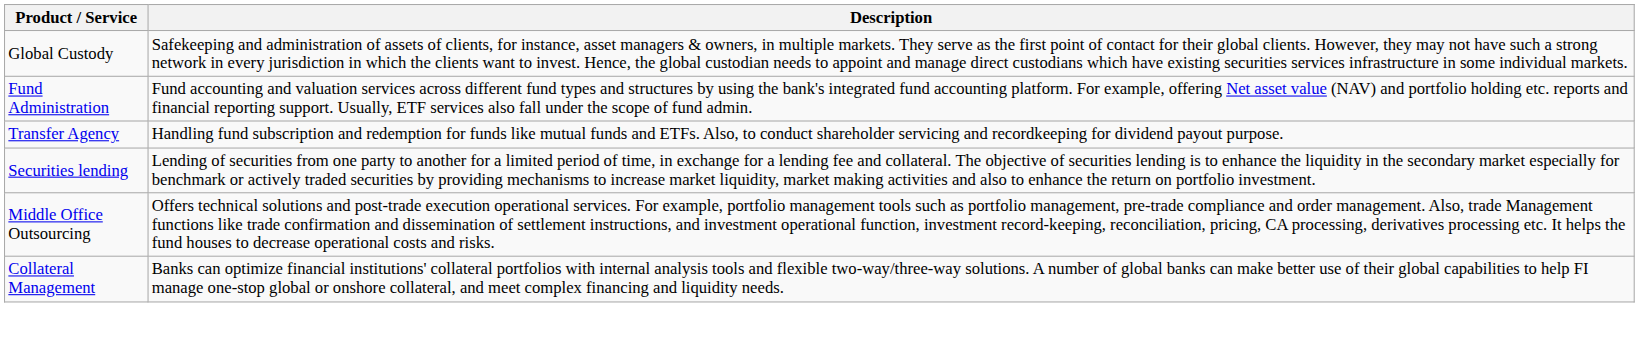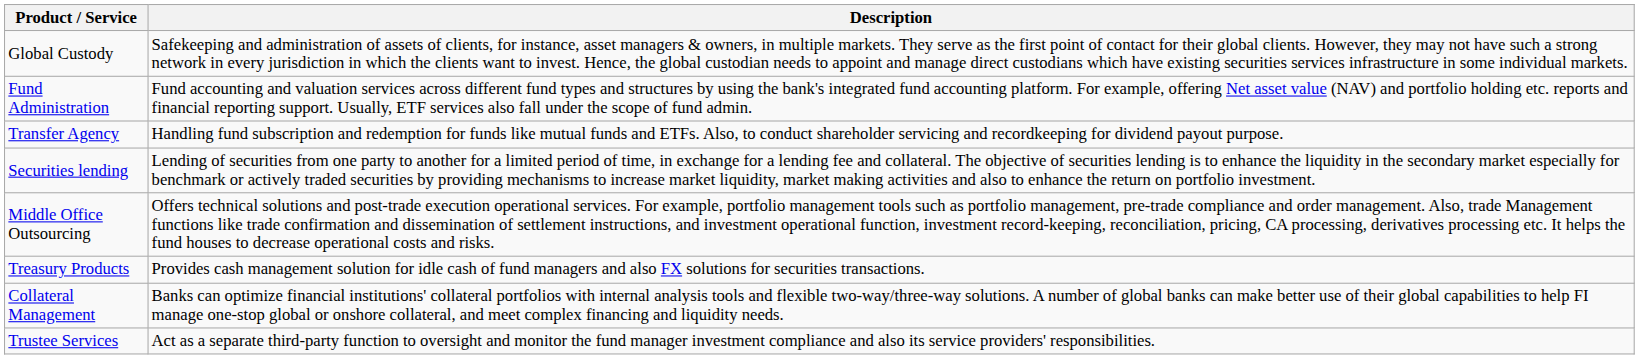+ row: (69, 269)
+ row: (63, 341)
